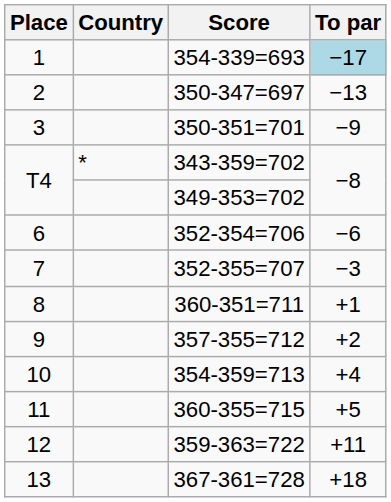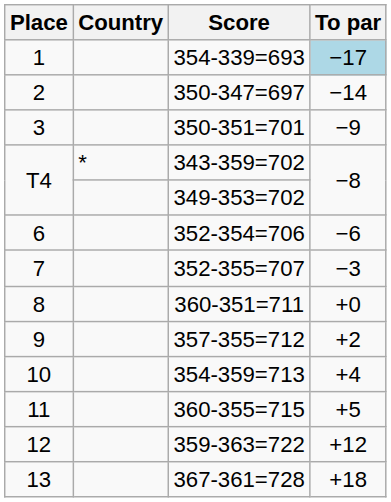(348, 93) −13 -> (348, 93) −14
(348, 304) +1 -> (348, 304) +0
(348, 444) +11 -> (348, 444) +12
